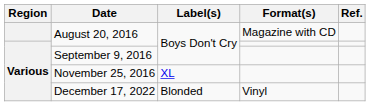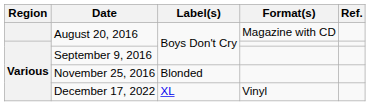(167, 73) XL -> (182, 73) Blonded
(182, 92) Blonded -> (167, 92) XL
